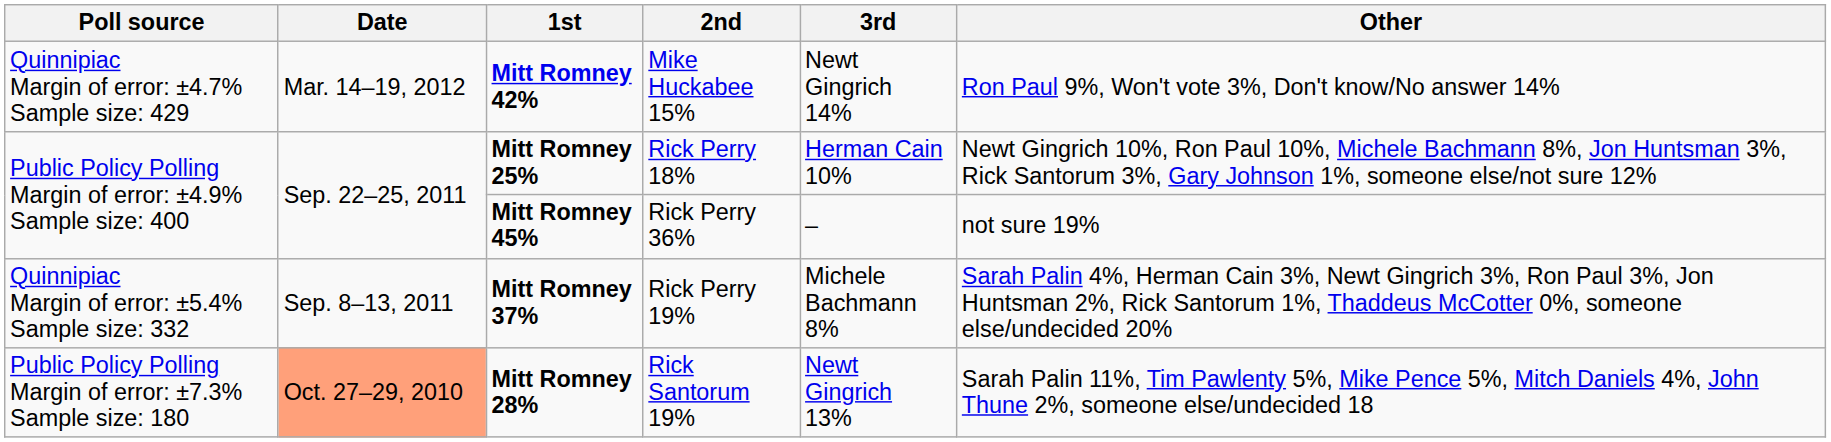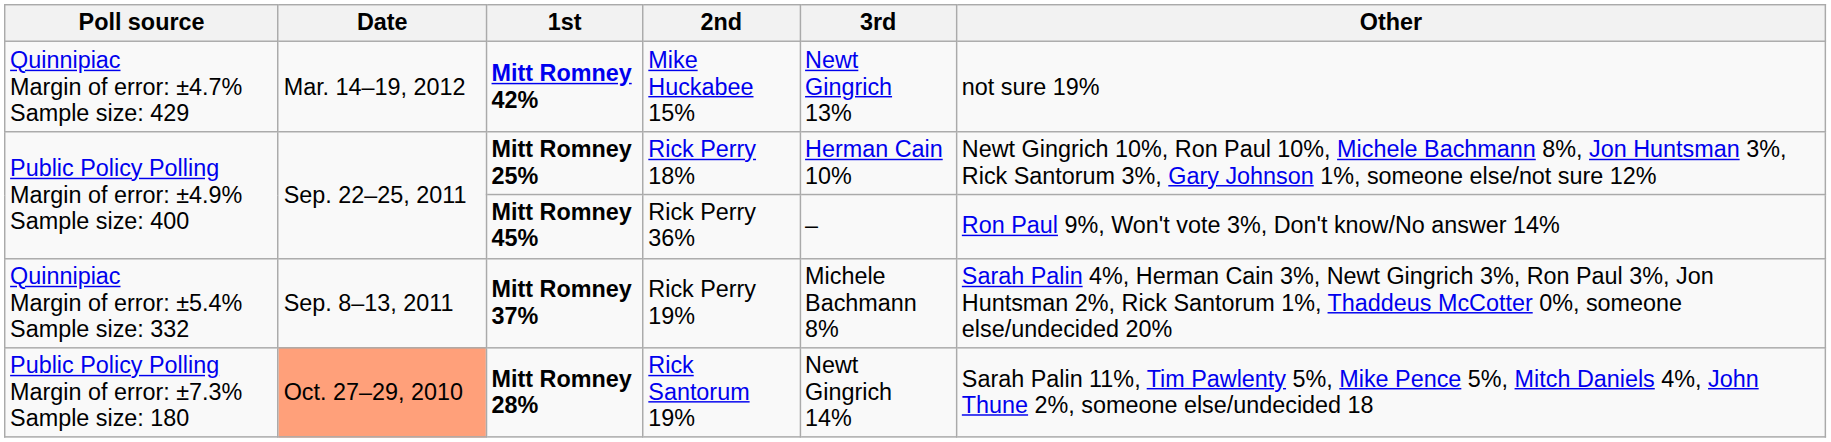(849, 86) Newt Gingrich 14% -> (849, 86) Newt Gingrich 13%
(1261, 86) Ron Paul 9%, Won't vote 3%, Don't know/No answer 14% -> (1031, 86) not sure 19%
(1031, 226) not sure 19% -> (1261, 226) Ron Paul 9%, Won't vote 3%, Don't know/No answer 14%
(849, 392) Newt Gingrich 13% -> (849, 392) Newt Gingrich 14%
